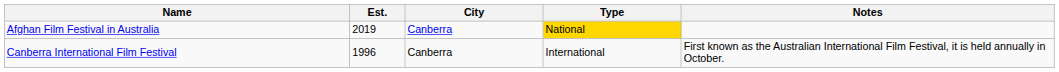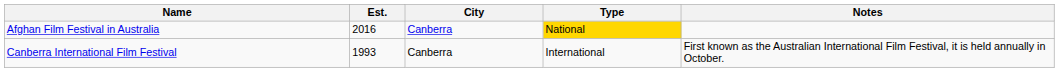(364, 30) 2019 -> (364, 30) 2016
(364, 53) 1996 -> (364, 53) 1993
